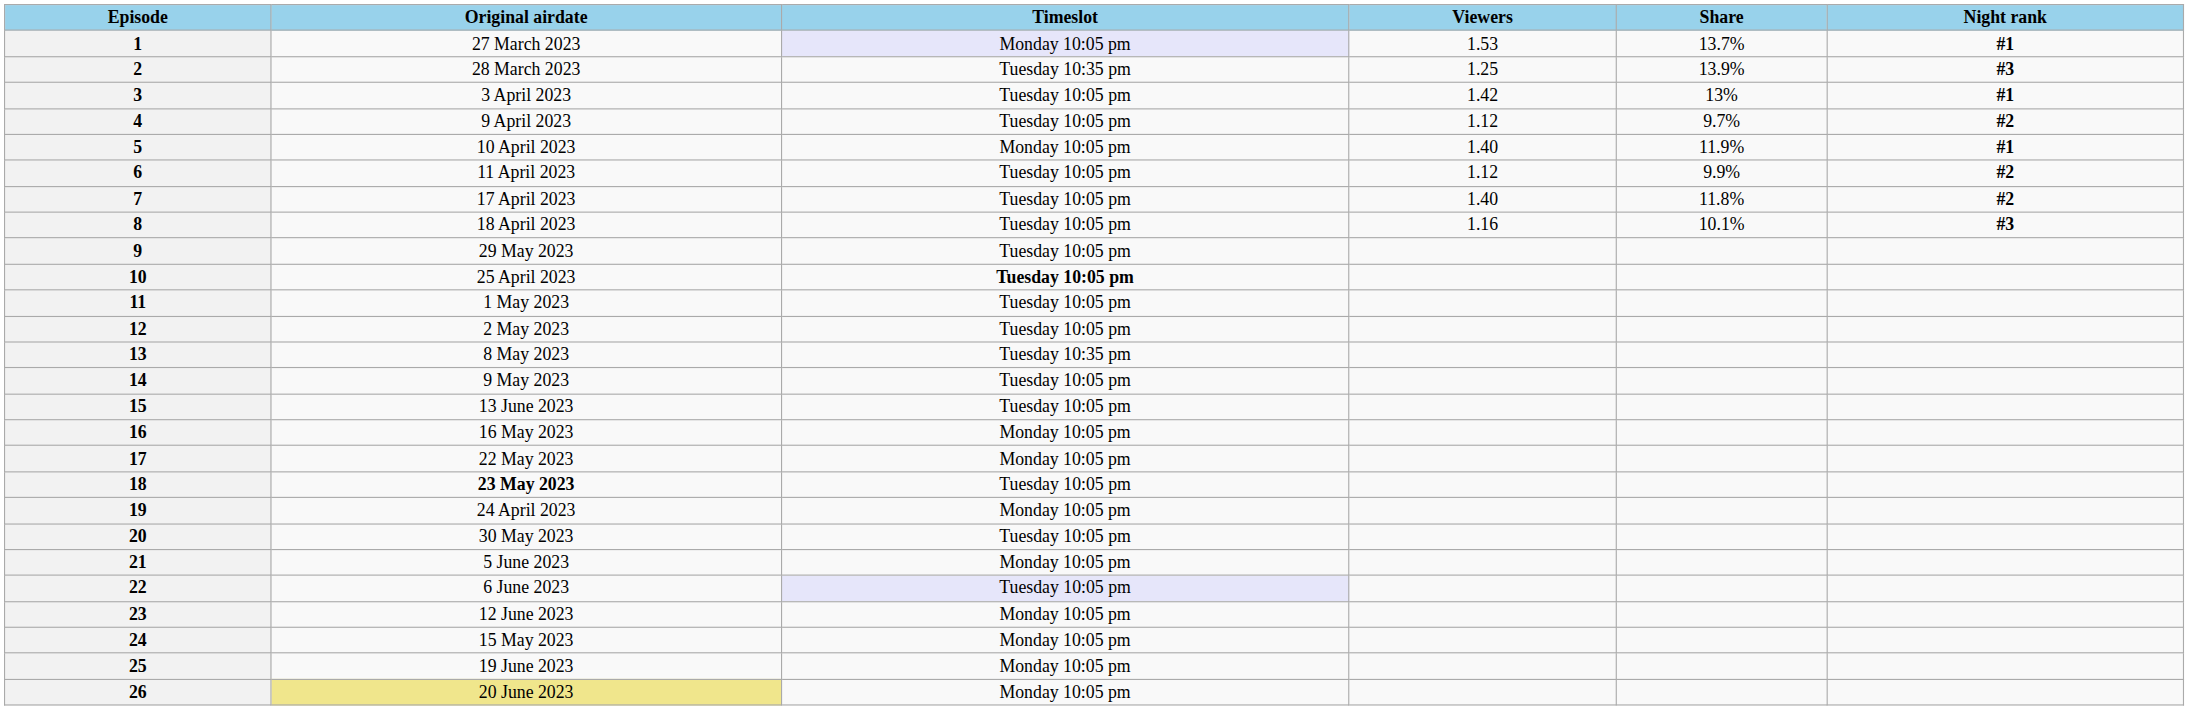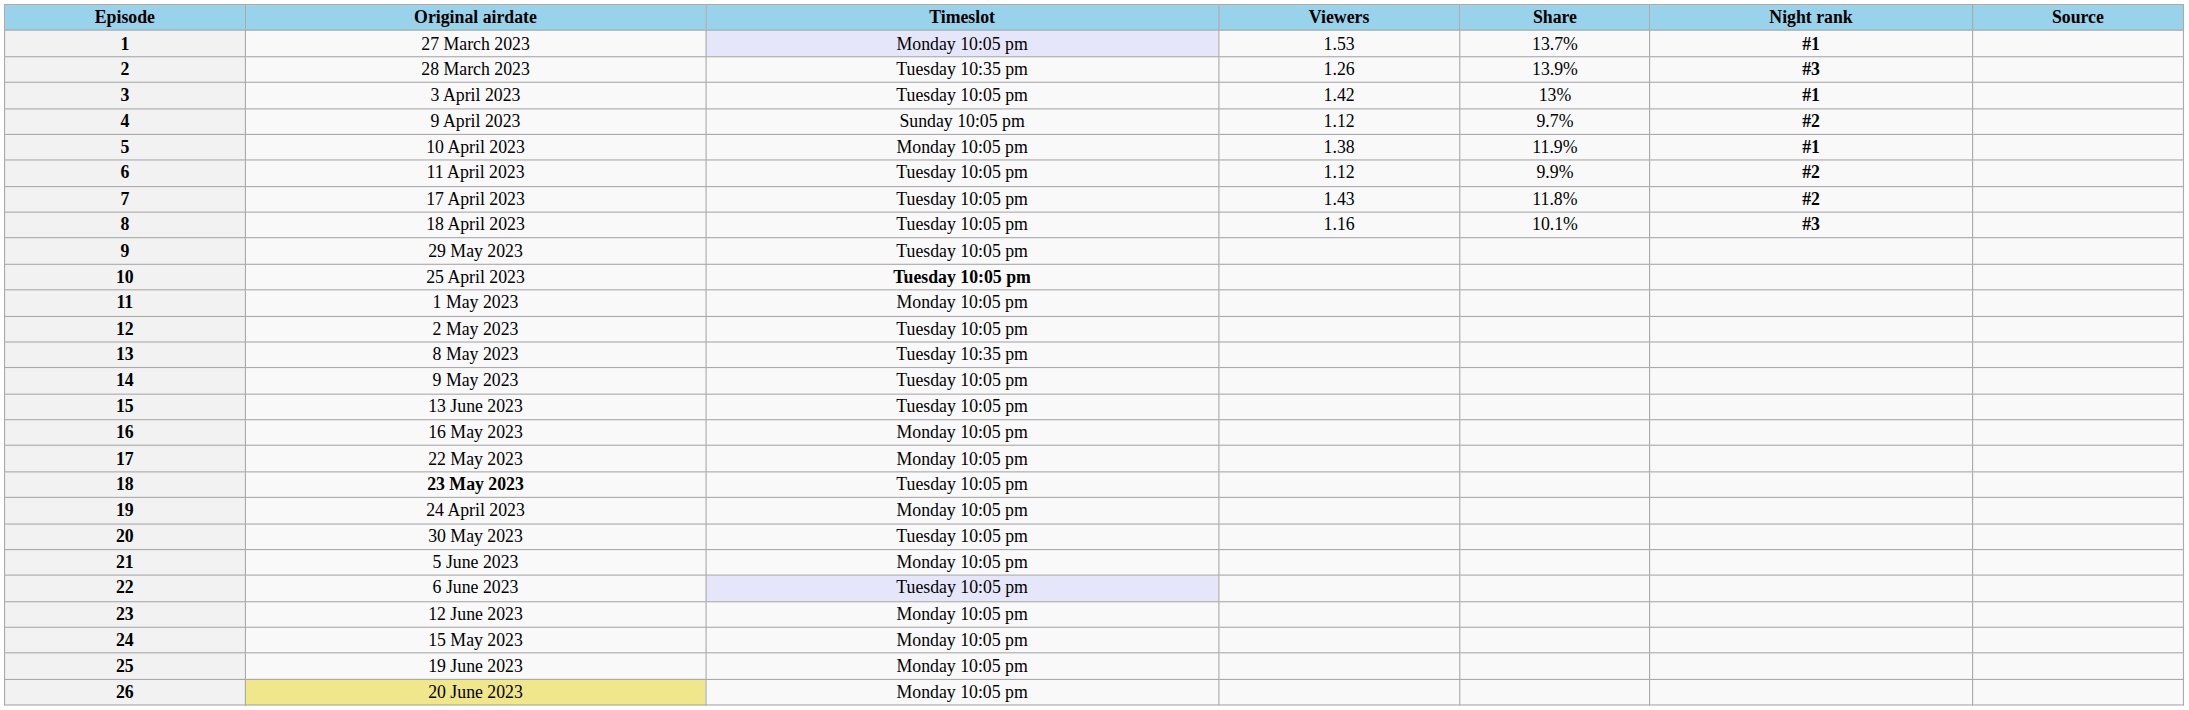+ column: (2078, 17)
(1483, 69) 1.25 -> (1339, 69) 1.26
(1065, 121) Tuesday 10:05 pm -> (962, 121) Sunday 10:05 pm
(1483, 147) 1.40 -> (1339, 147) 1.38
(1483, 199) 1.40 -> (1339, 199) 1.43
(1065, 302) Tuesday 10:05 pm -> (962, 302) Monday 10:05 pm
